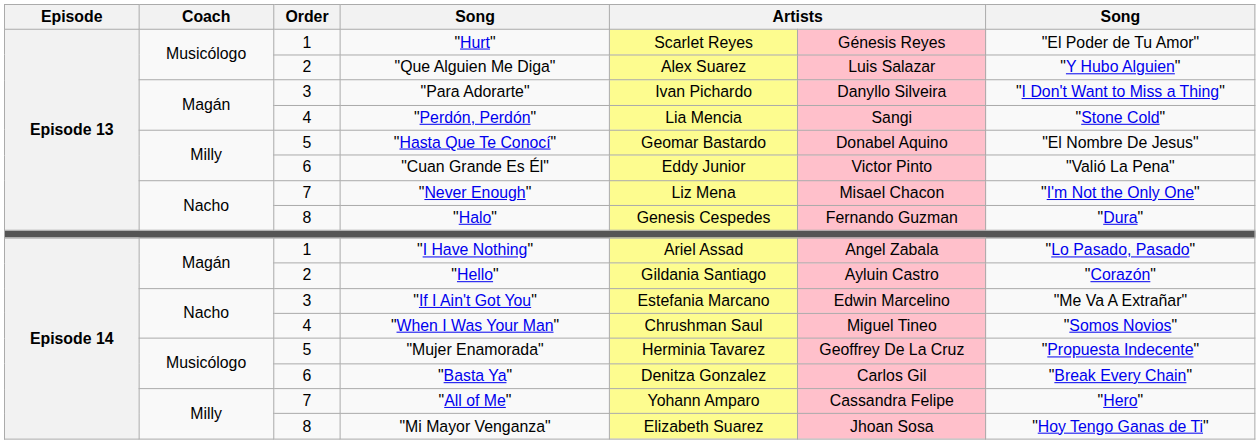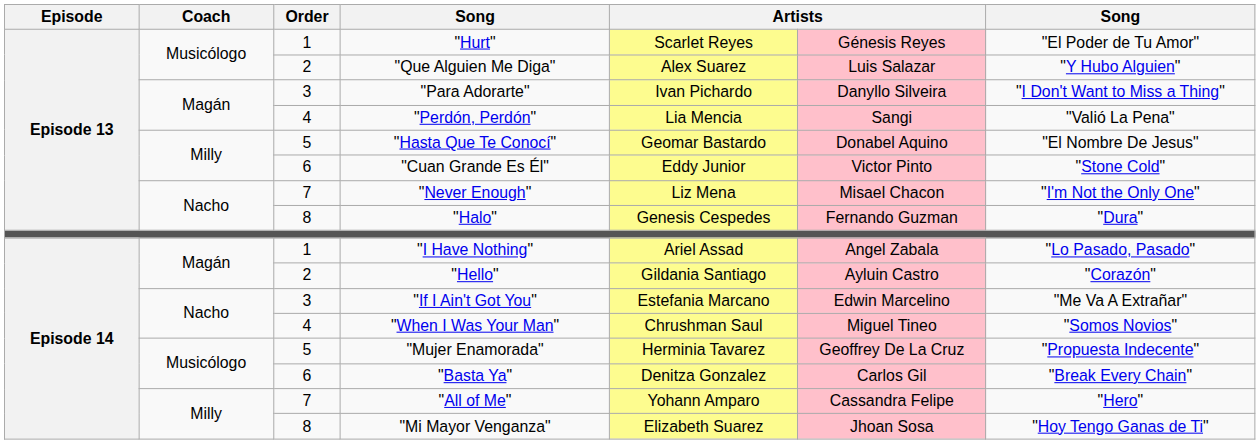(1120, 117) "Stone Cold" -> (1120, 117) "Valió La Pena"
(1120, 167) "Valió La Pena" -> (1120, 167) "Stone Cold"
